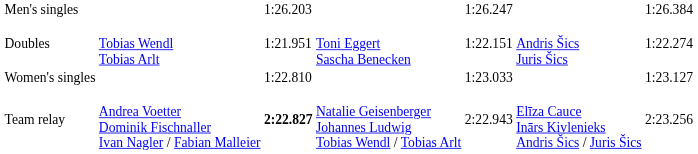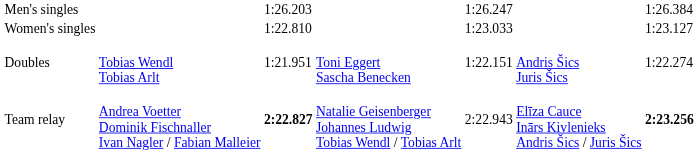rows swapped: (50, 78) <-> (27, 44)
(669, 119) normal -> (669, 119) bold
